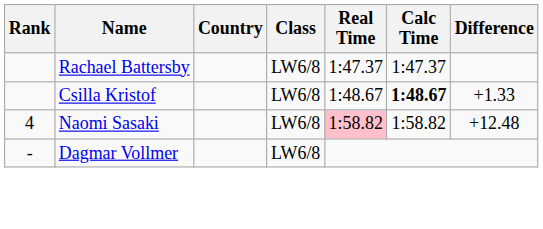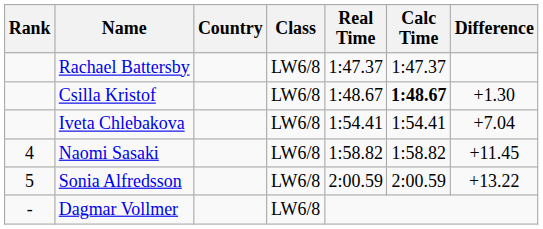(494, 95) +1.33 -> (494, 95) +1.30
+ row: (122, 124)
(356, 124) pink background -> (356, 152) no background
(494, 124) +12.48 -> (494, 152) +11.45
+ row: (120, 180)
